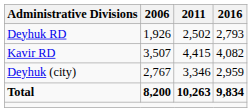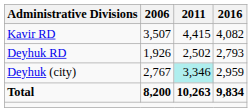rows swapped: (37, 33) <-> (31, 53)
(197, 72) no background -> (197, 72) paleturquoise background
